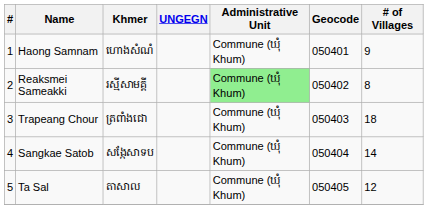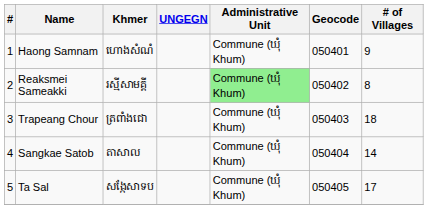(130, 152) សង្កែសាទប -> (123, 152) តាសាល
(123, 187) តាសាល -> (130, 187) សង្កែសាទប
(370, 187) 12 -> (370, 187) 17
